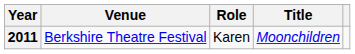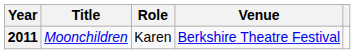columns swapped: (298, 15) <-> (125, 15)
